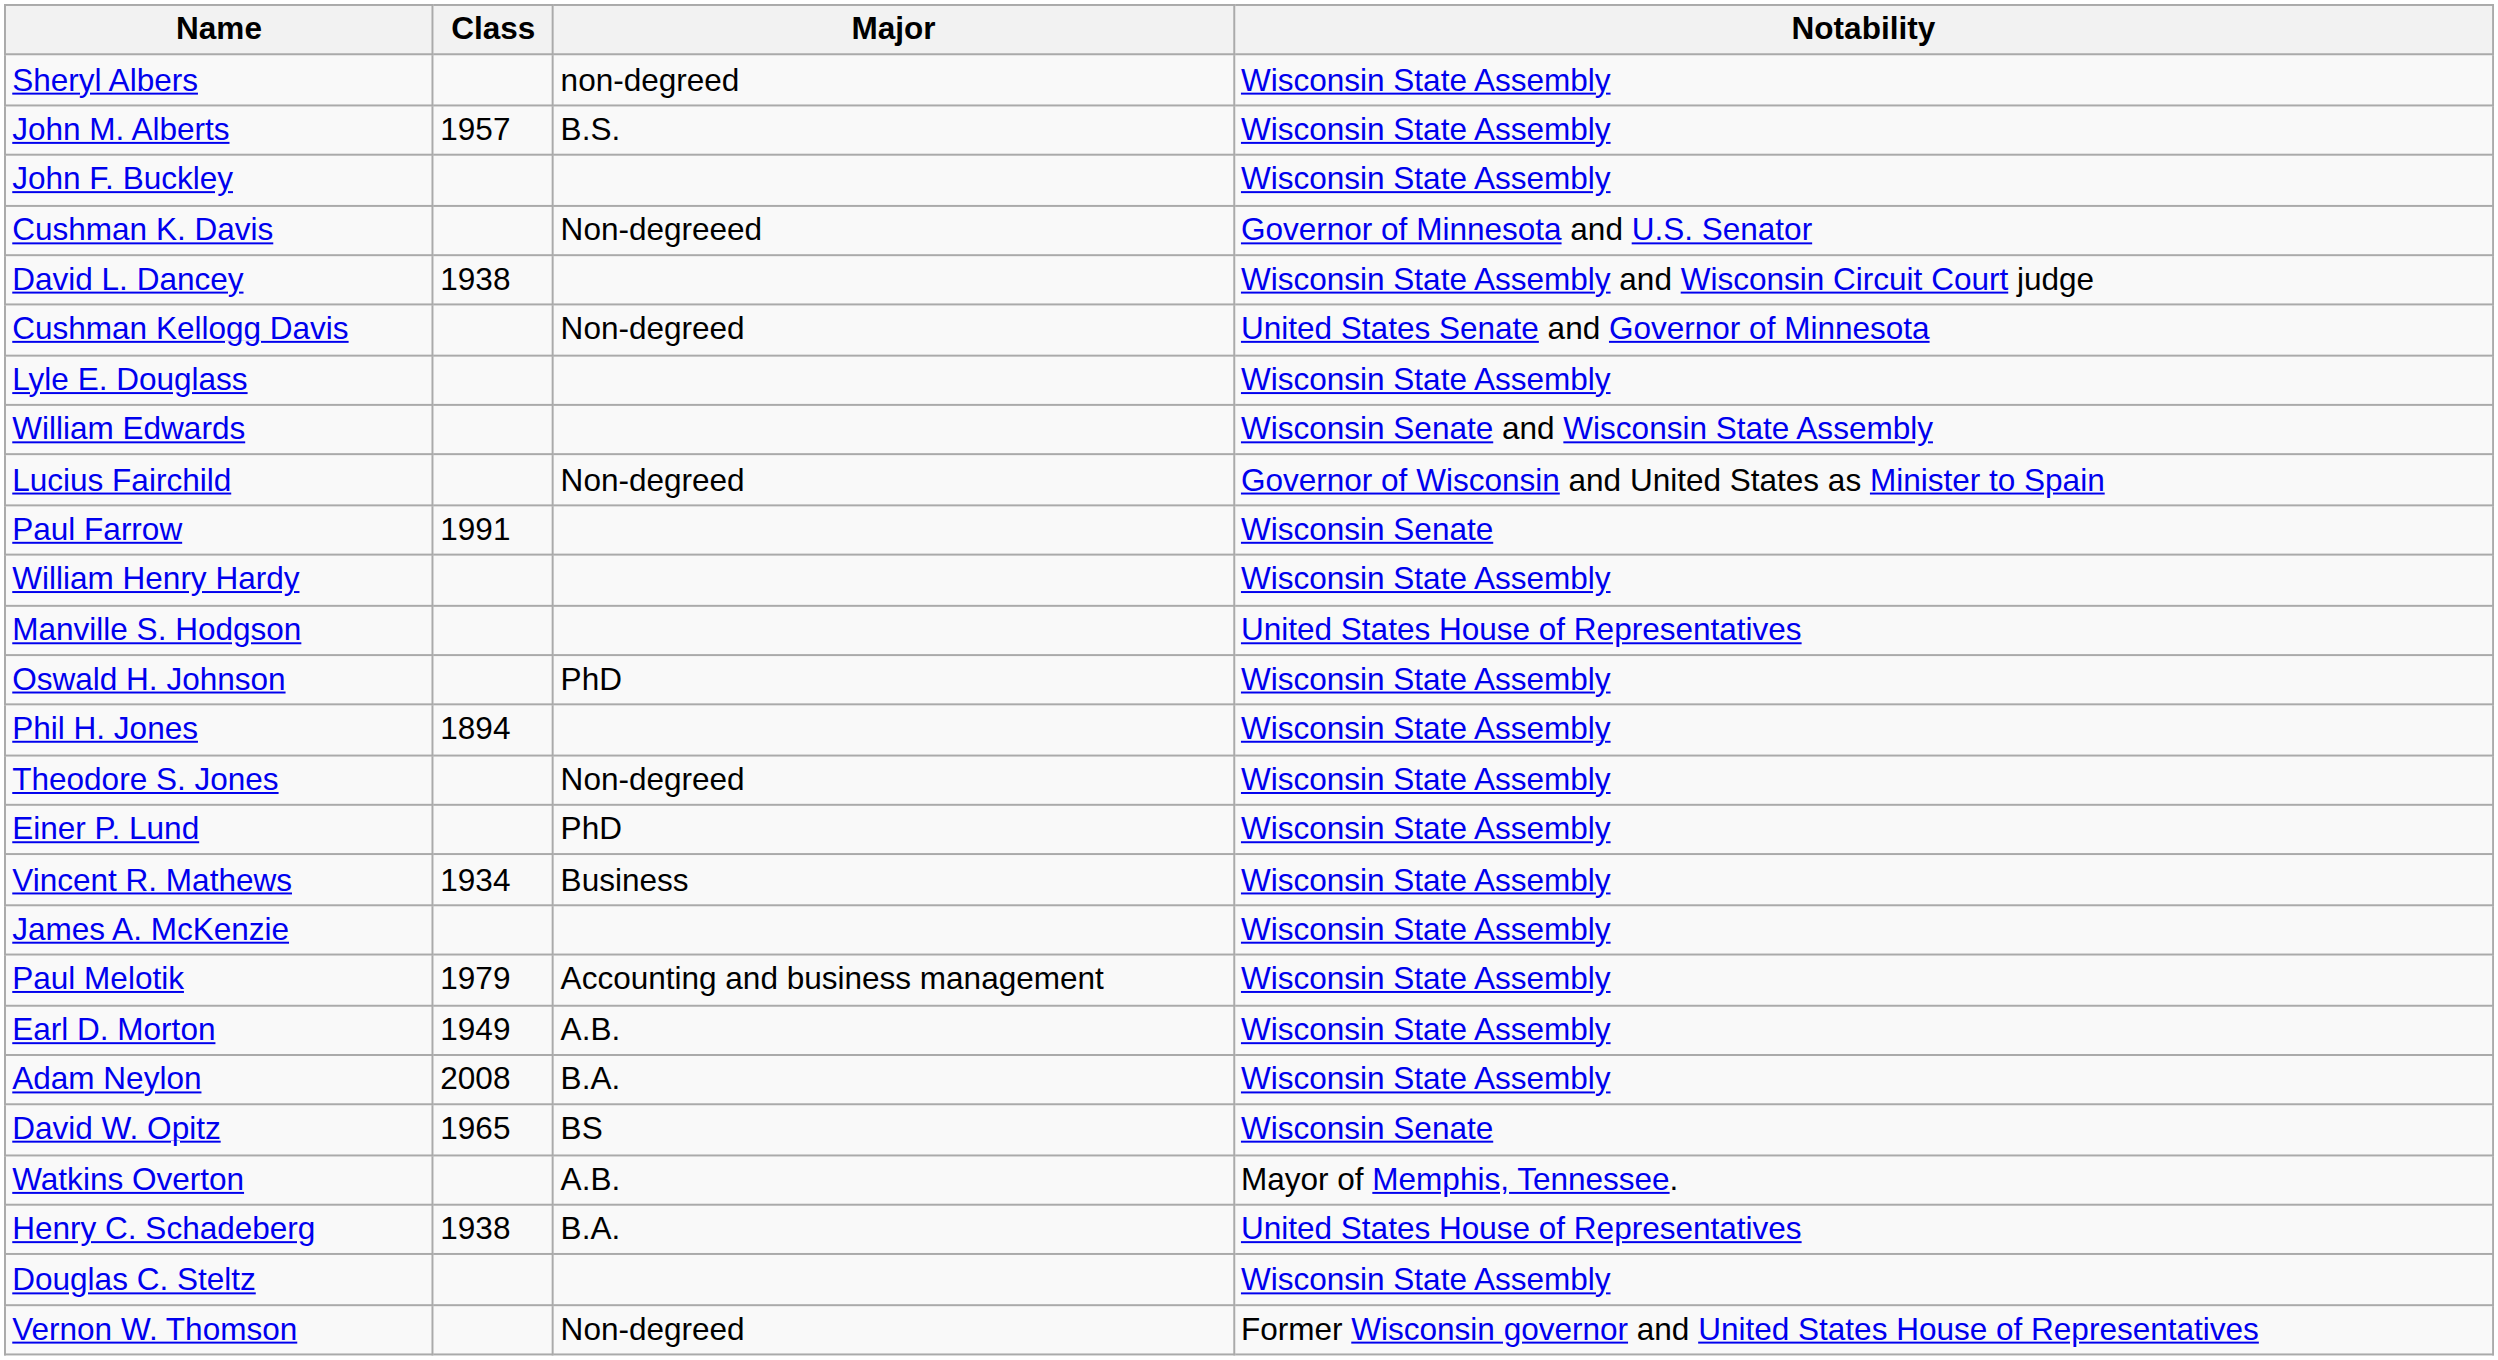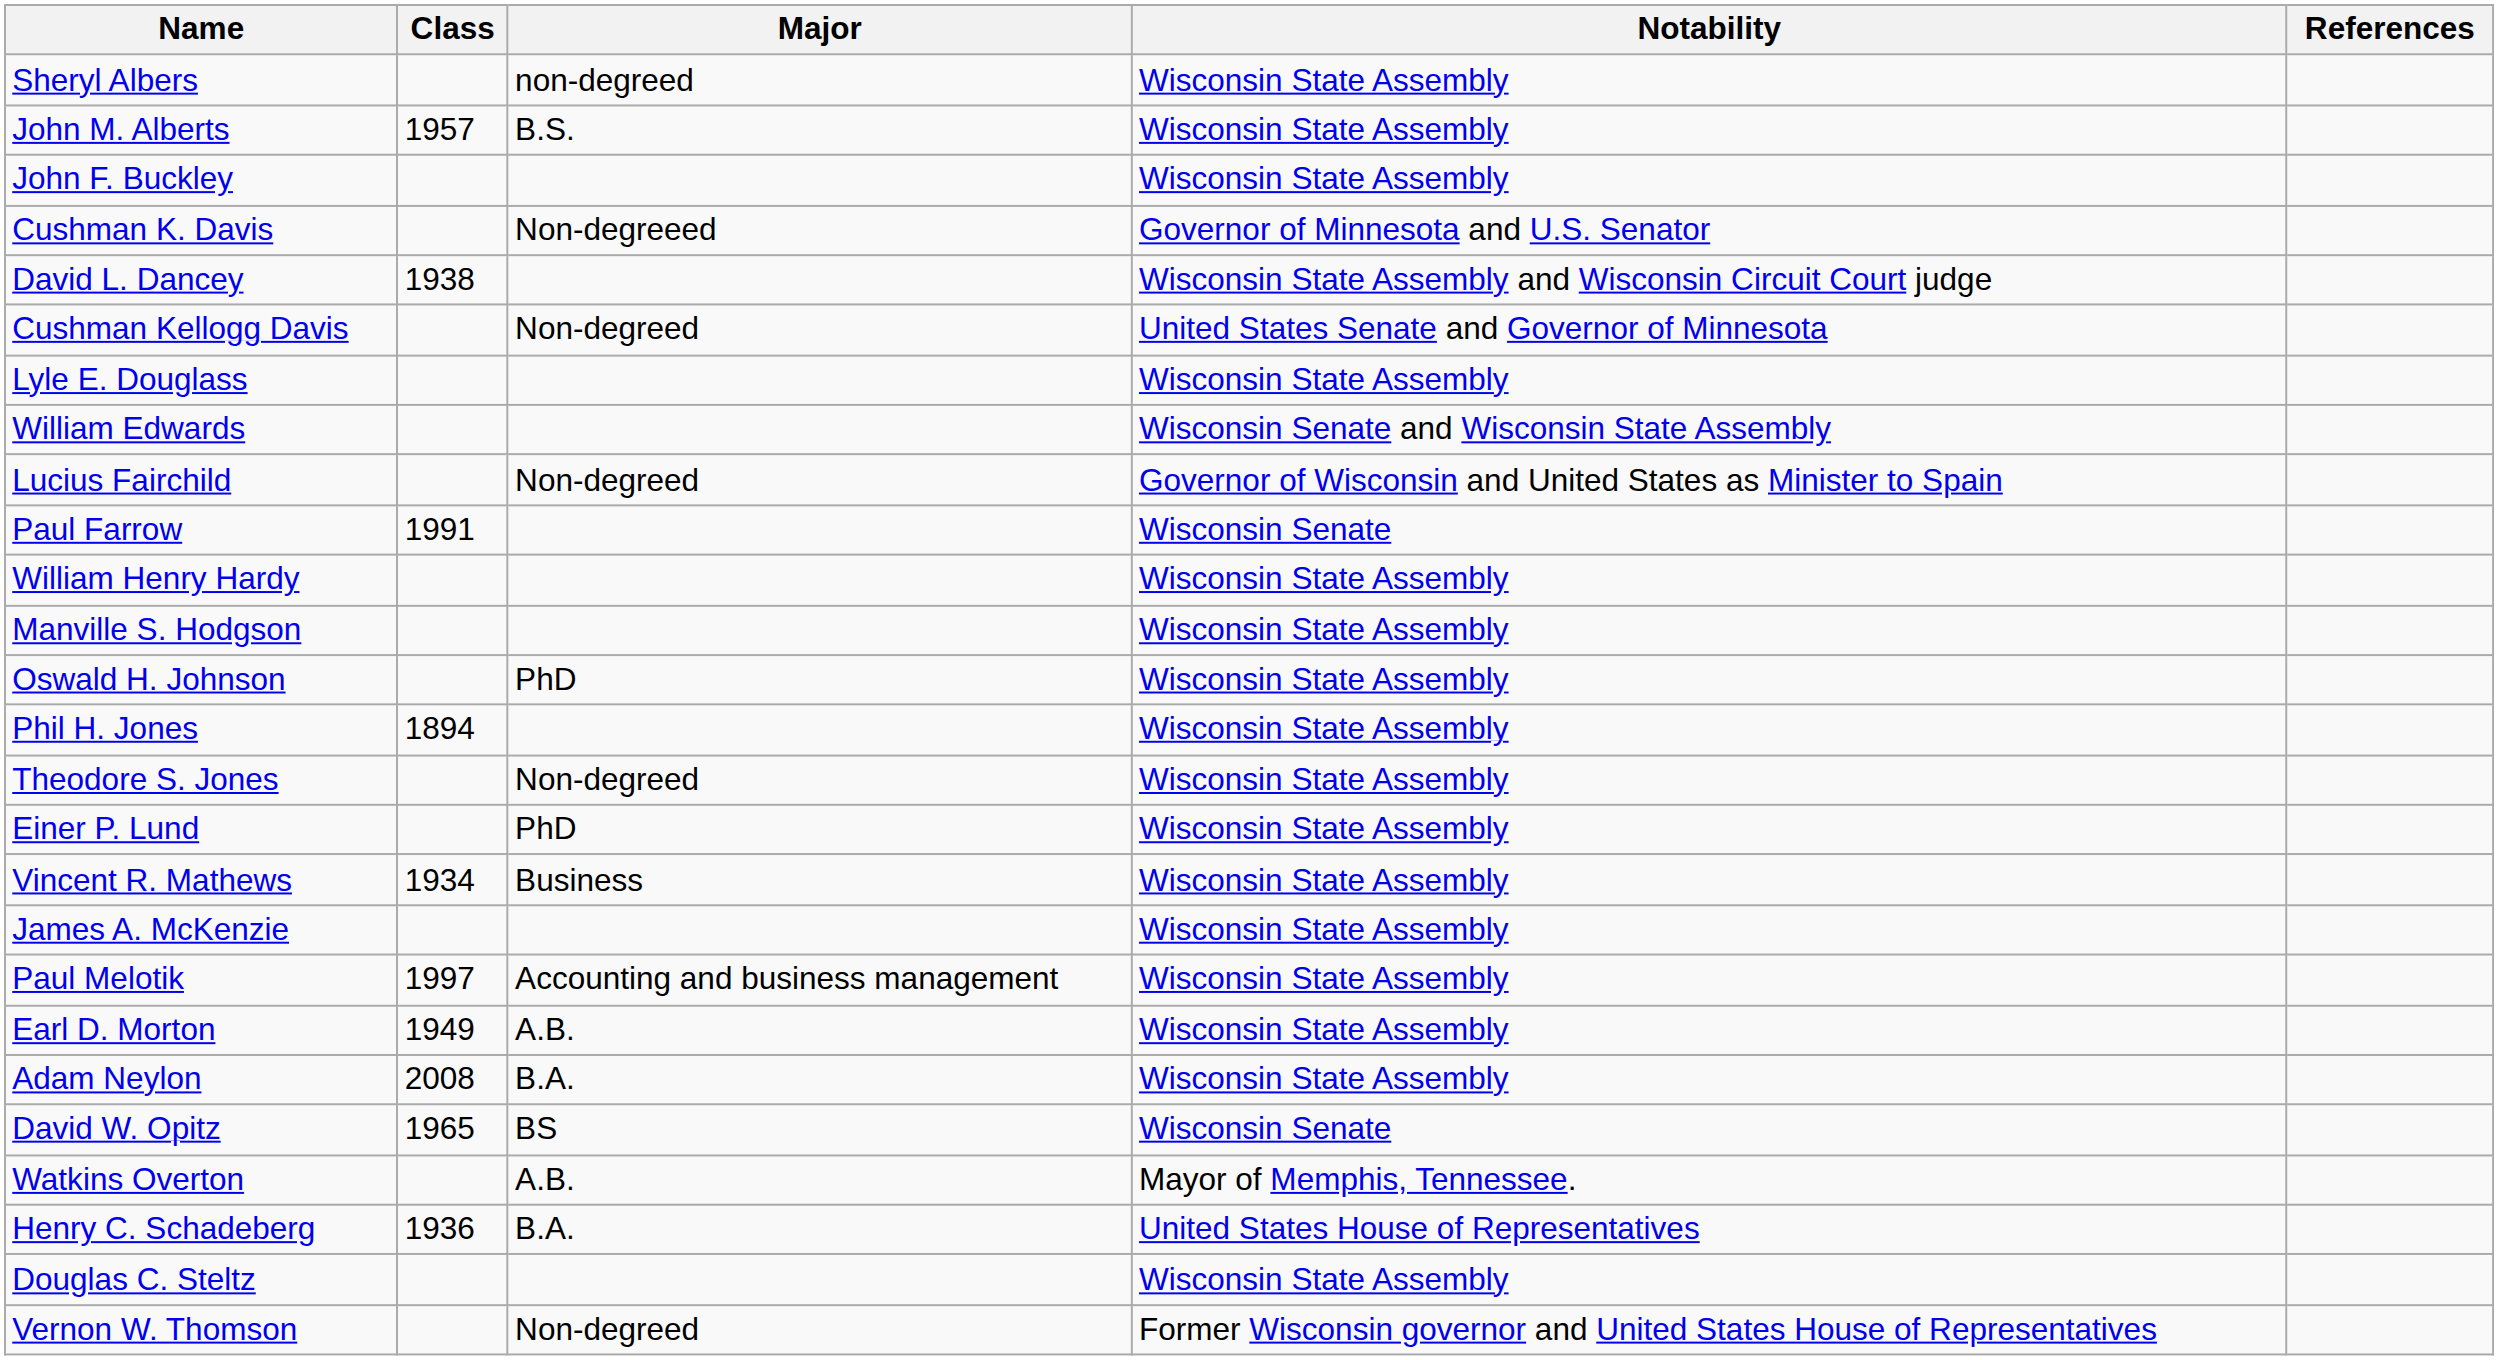+ column: (2390, 29)
(1521, 629) United States House of Representatives -> (1324, 629) Wisconsin State Assembly
(475, 979) 1979 -> (440, 979) 1997
(475, 1229) 1938 -> (440, 1229) 1936
